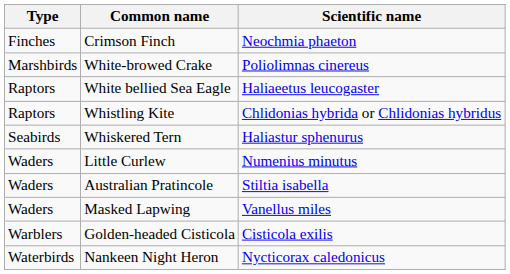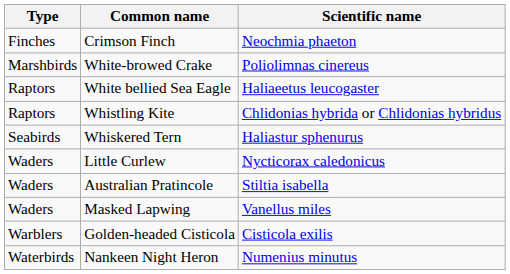(300, 161) Numenius minutus -> (313, 161) Nycticorax caledonicus
(313, 257) Nycticorax caledonicus -> (300, 257) Numenius minutus
